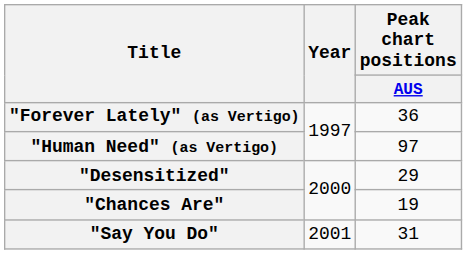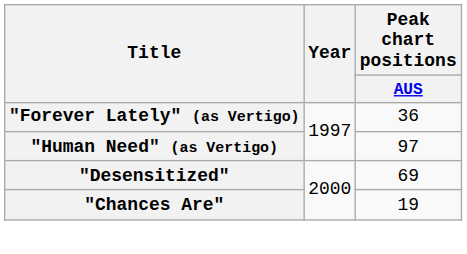(408, 176) 29 -> (408, 176) 69
- row: (154, 234)
